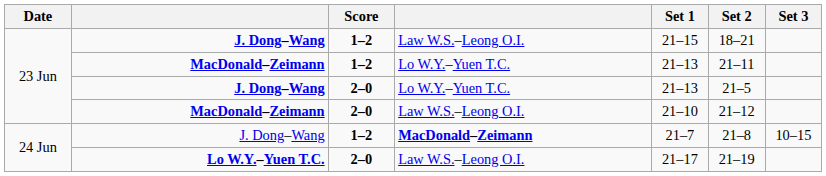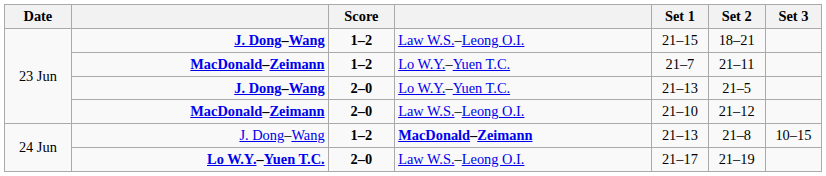(680, 64) 21–13 -> (680, 64) 21–7
(680, 135) 21–7 -> (680, 135) 21–13
